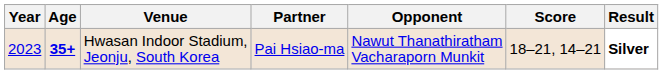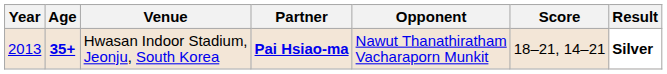(25, 49) 2023 -> (25, 49) 2013
(299, 49) normal -> (302, 49) bold
